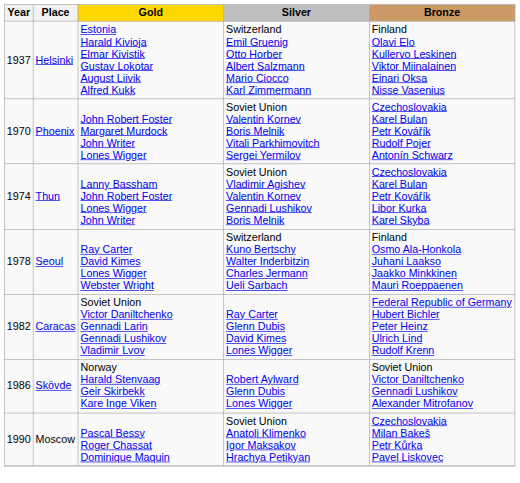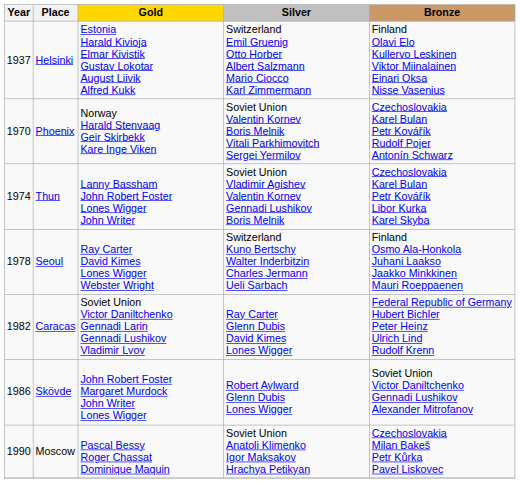(126, 137) John Robert Foster Margaret Murdock John Writer Lones Wigger -> (120, 131) Norway Harald Stenvaag Geir Skirbekk Kare Inge Viken
(120, 386) Norway Harald Stenvaag Geir Skirbekk Kare Inge Viken -> (126, 398) John Robert Foster Margaret Murdock John Writer Lones Wigger
